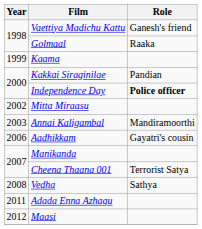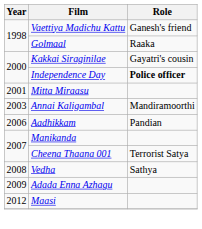- row: (45, 59)
(146, 75) Pandian -> (162, 59) Gayatri's cousin
(17, 106) 2002 -> (17, 91) 2001
(162, 138) Gayatri's cousin -> (146, 122) Pandian
(16, 201) 2011 -> (17, 185) 2009
